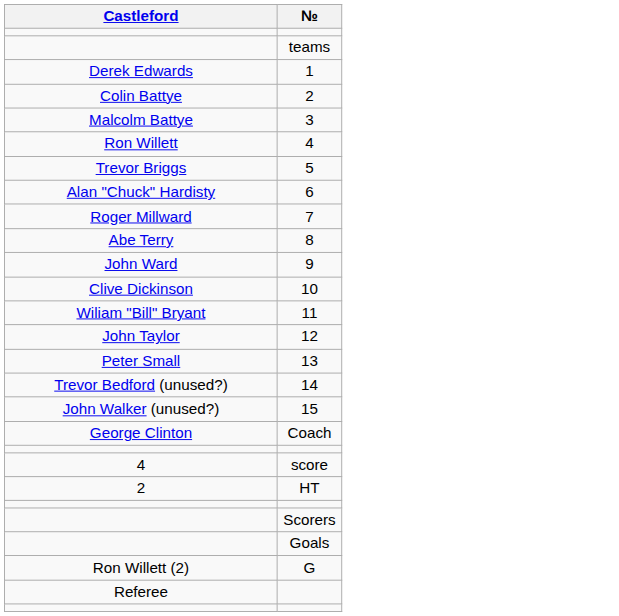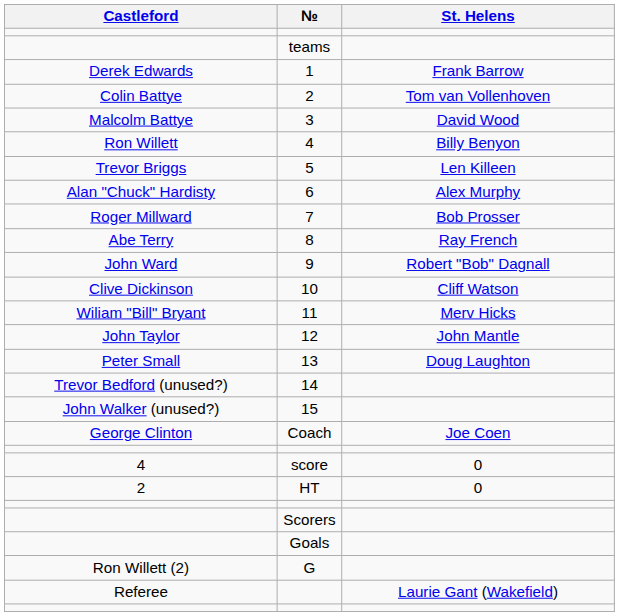+ column: (478, 16)
